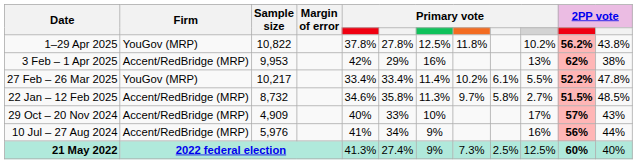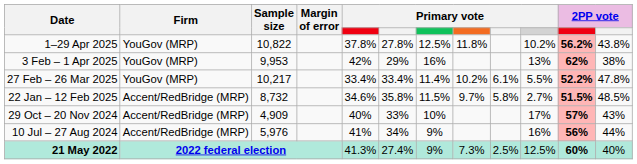(186, 62) Accent/RedBridge (MRP) -> (160, 62) YouGov (MRP)
(435, 97) 11.3% -> (435, 97) 11.5%
